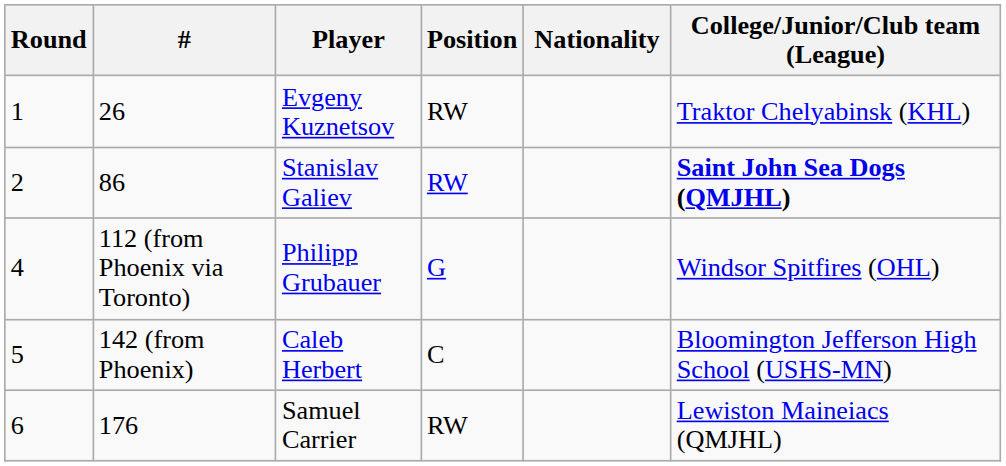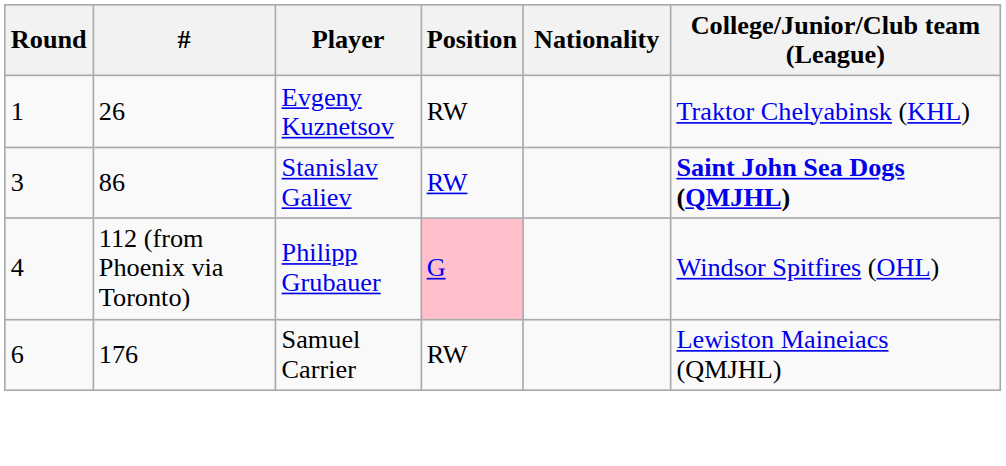(17, 182) 2 -> (17, 182) 3
(436, 268) no background -> (436, 268) pink background
- row: (322, 354)
